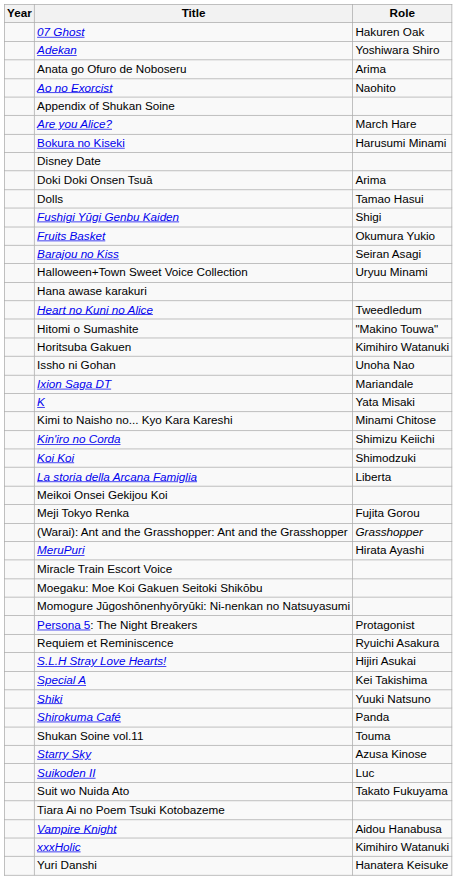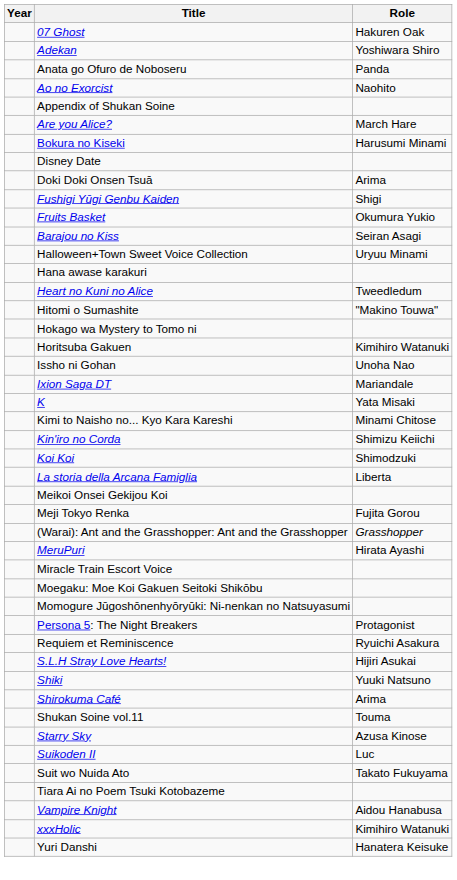(371, 69) Arima -> (372, 69) Panda
- row: (50, 198)
+ row: (117, 328)
- row: (62, 680)
(372, 717) Panda -> (371, 699) Arima
